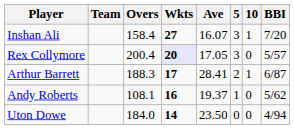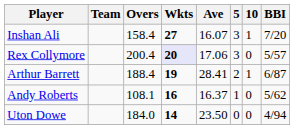(213, 54) 17.05 -> (213, 54) 17.06
(141, 74) 188.3 -> (141, 74) 188.4
(171, 74) 17 -> (171, 74) 19
(213, 94) 19.37 -> (213, 94) 16.37
